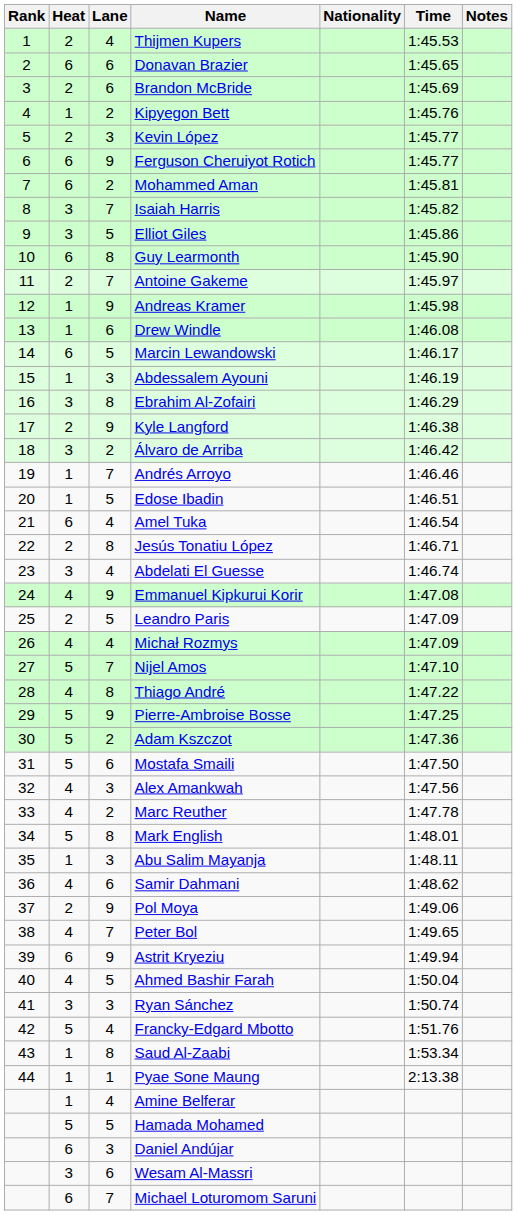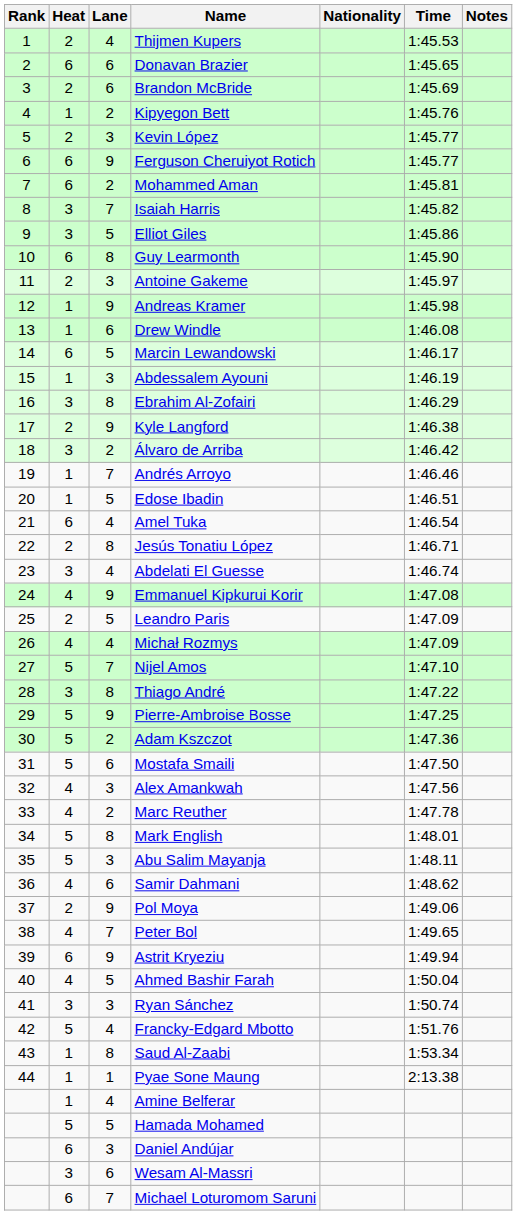(110, 281) 7 -> (110, 281) 3
(69, 691) 4 -> (69, 691) 3
(69, 860) 1 -> (69, 860) 5
